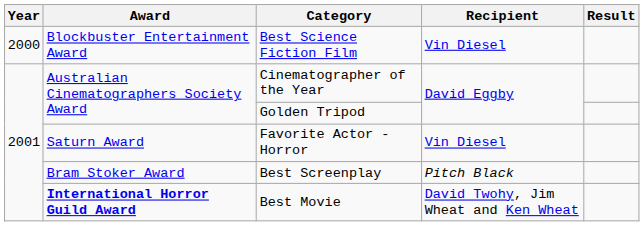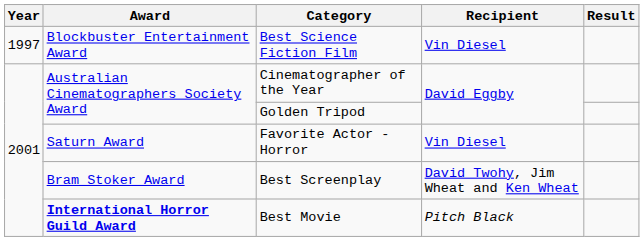(24, 45) 2000 -> (24, 45) 1997
(469, 173) Pitch Black -> (502, 180) David Twohy, Jim Wheat and Ken Wheat
(502, 202) David Twohy, Jim Wheat and Ken Wheat -> (469, 218) Pitch Black
